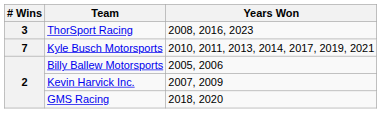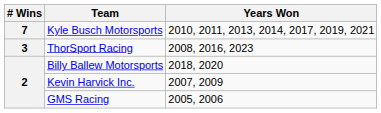rows swapped: (105, 48) <-> (90, 31)
(196, 65) 2005, 2006 -> (196, 65) 2018, 2020
(196, 100) 2018, 2020 -> (196, 100) 2005, 2006
